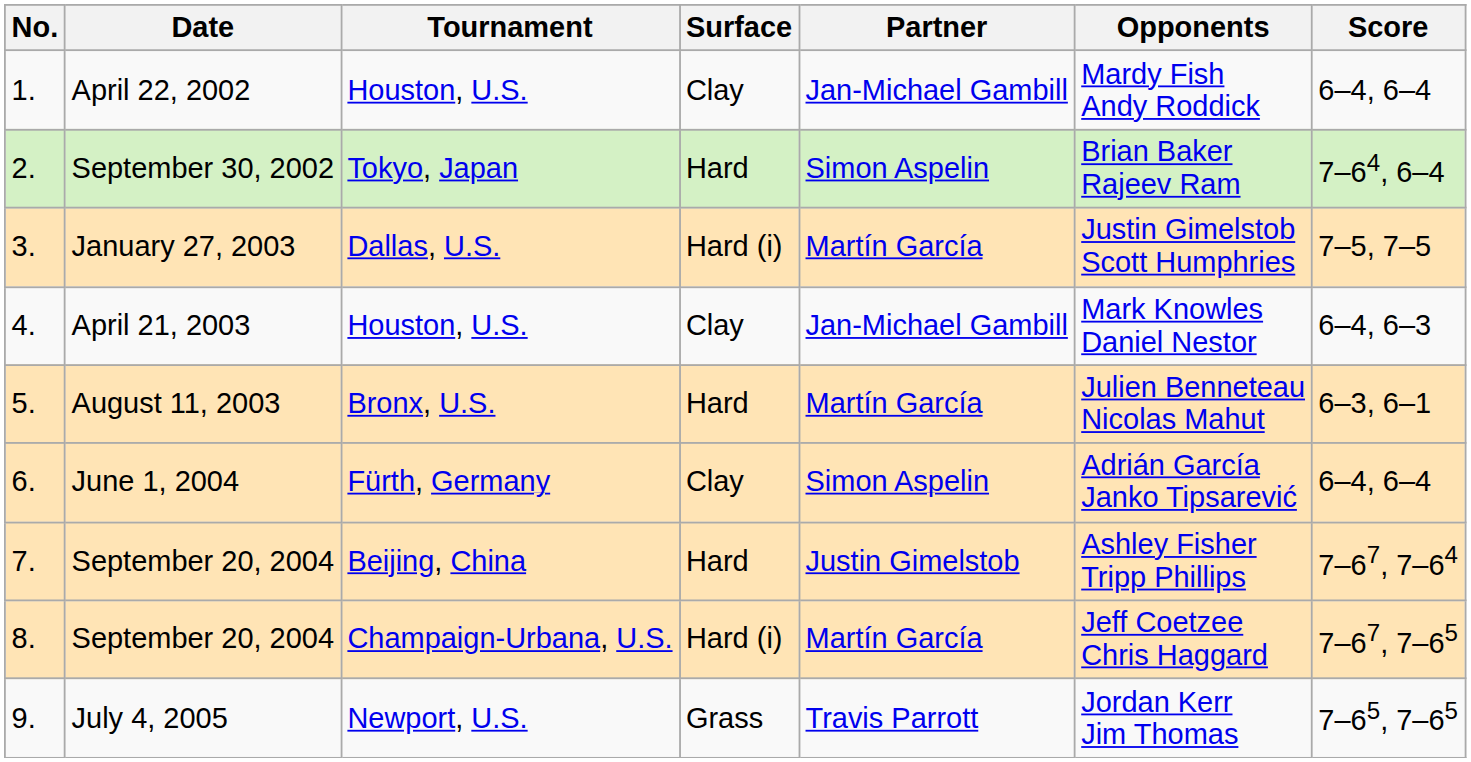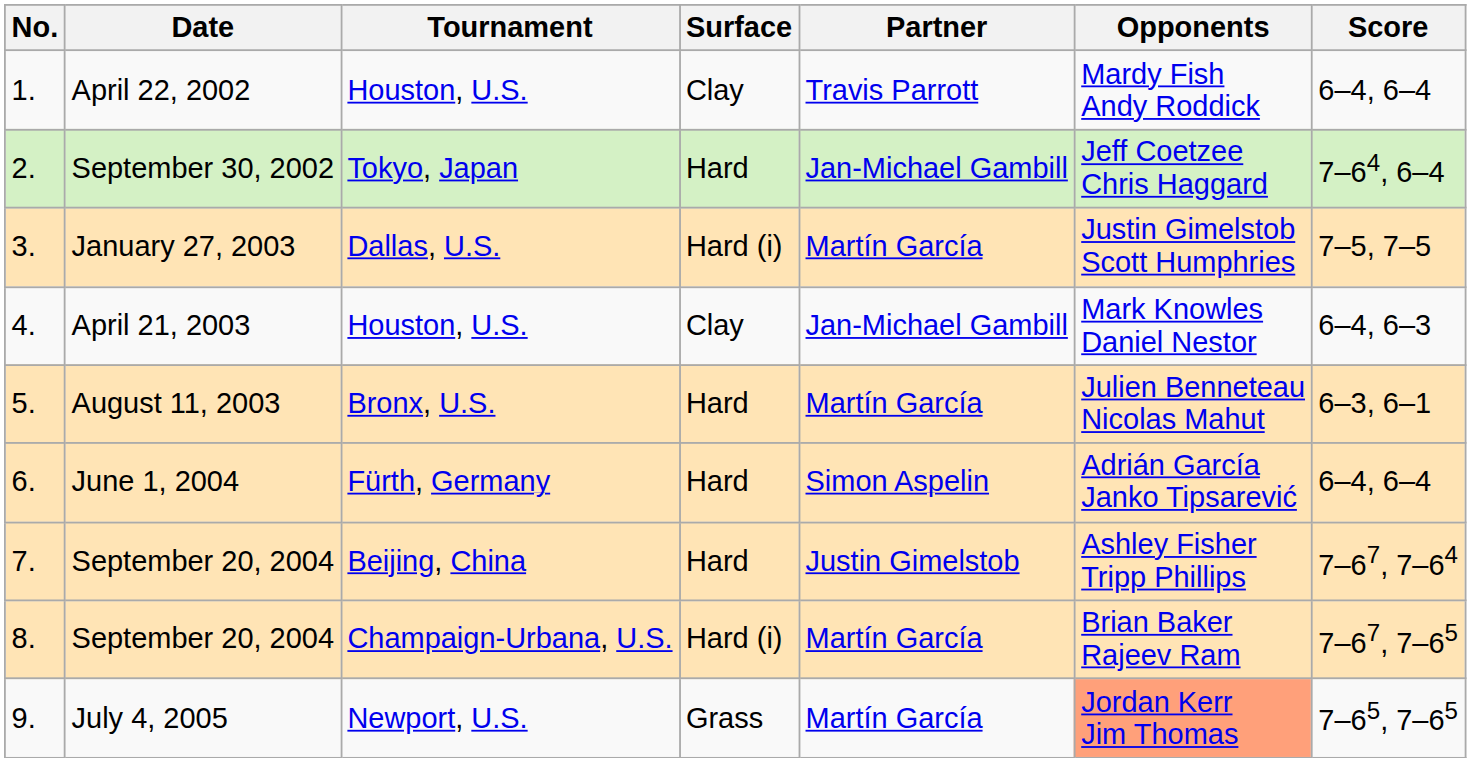(937, 89) Jan-Michael Gambill -> (892, 89) Travis Parrott
(897, 168) Simon Aspelin -> (937, 168) Jan-Michael Gambill
(1161, 168) Brian Baker Rajeev Ram -> (1175, 168) Jeff Coetzee Chris Haggard
(715, 482) Clay -> (717, 482) Hard
(1175, 639) Jeff Coetzee Chris Haggard -> (1161, 639) Brian Baker Rajeev Ram
(892, 717) Travis Parrott -> (894, 717) Martín García
(1160, 717) no background -> (1160, 717) lightsalmon background
